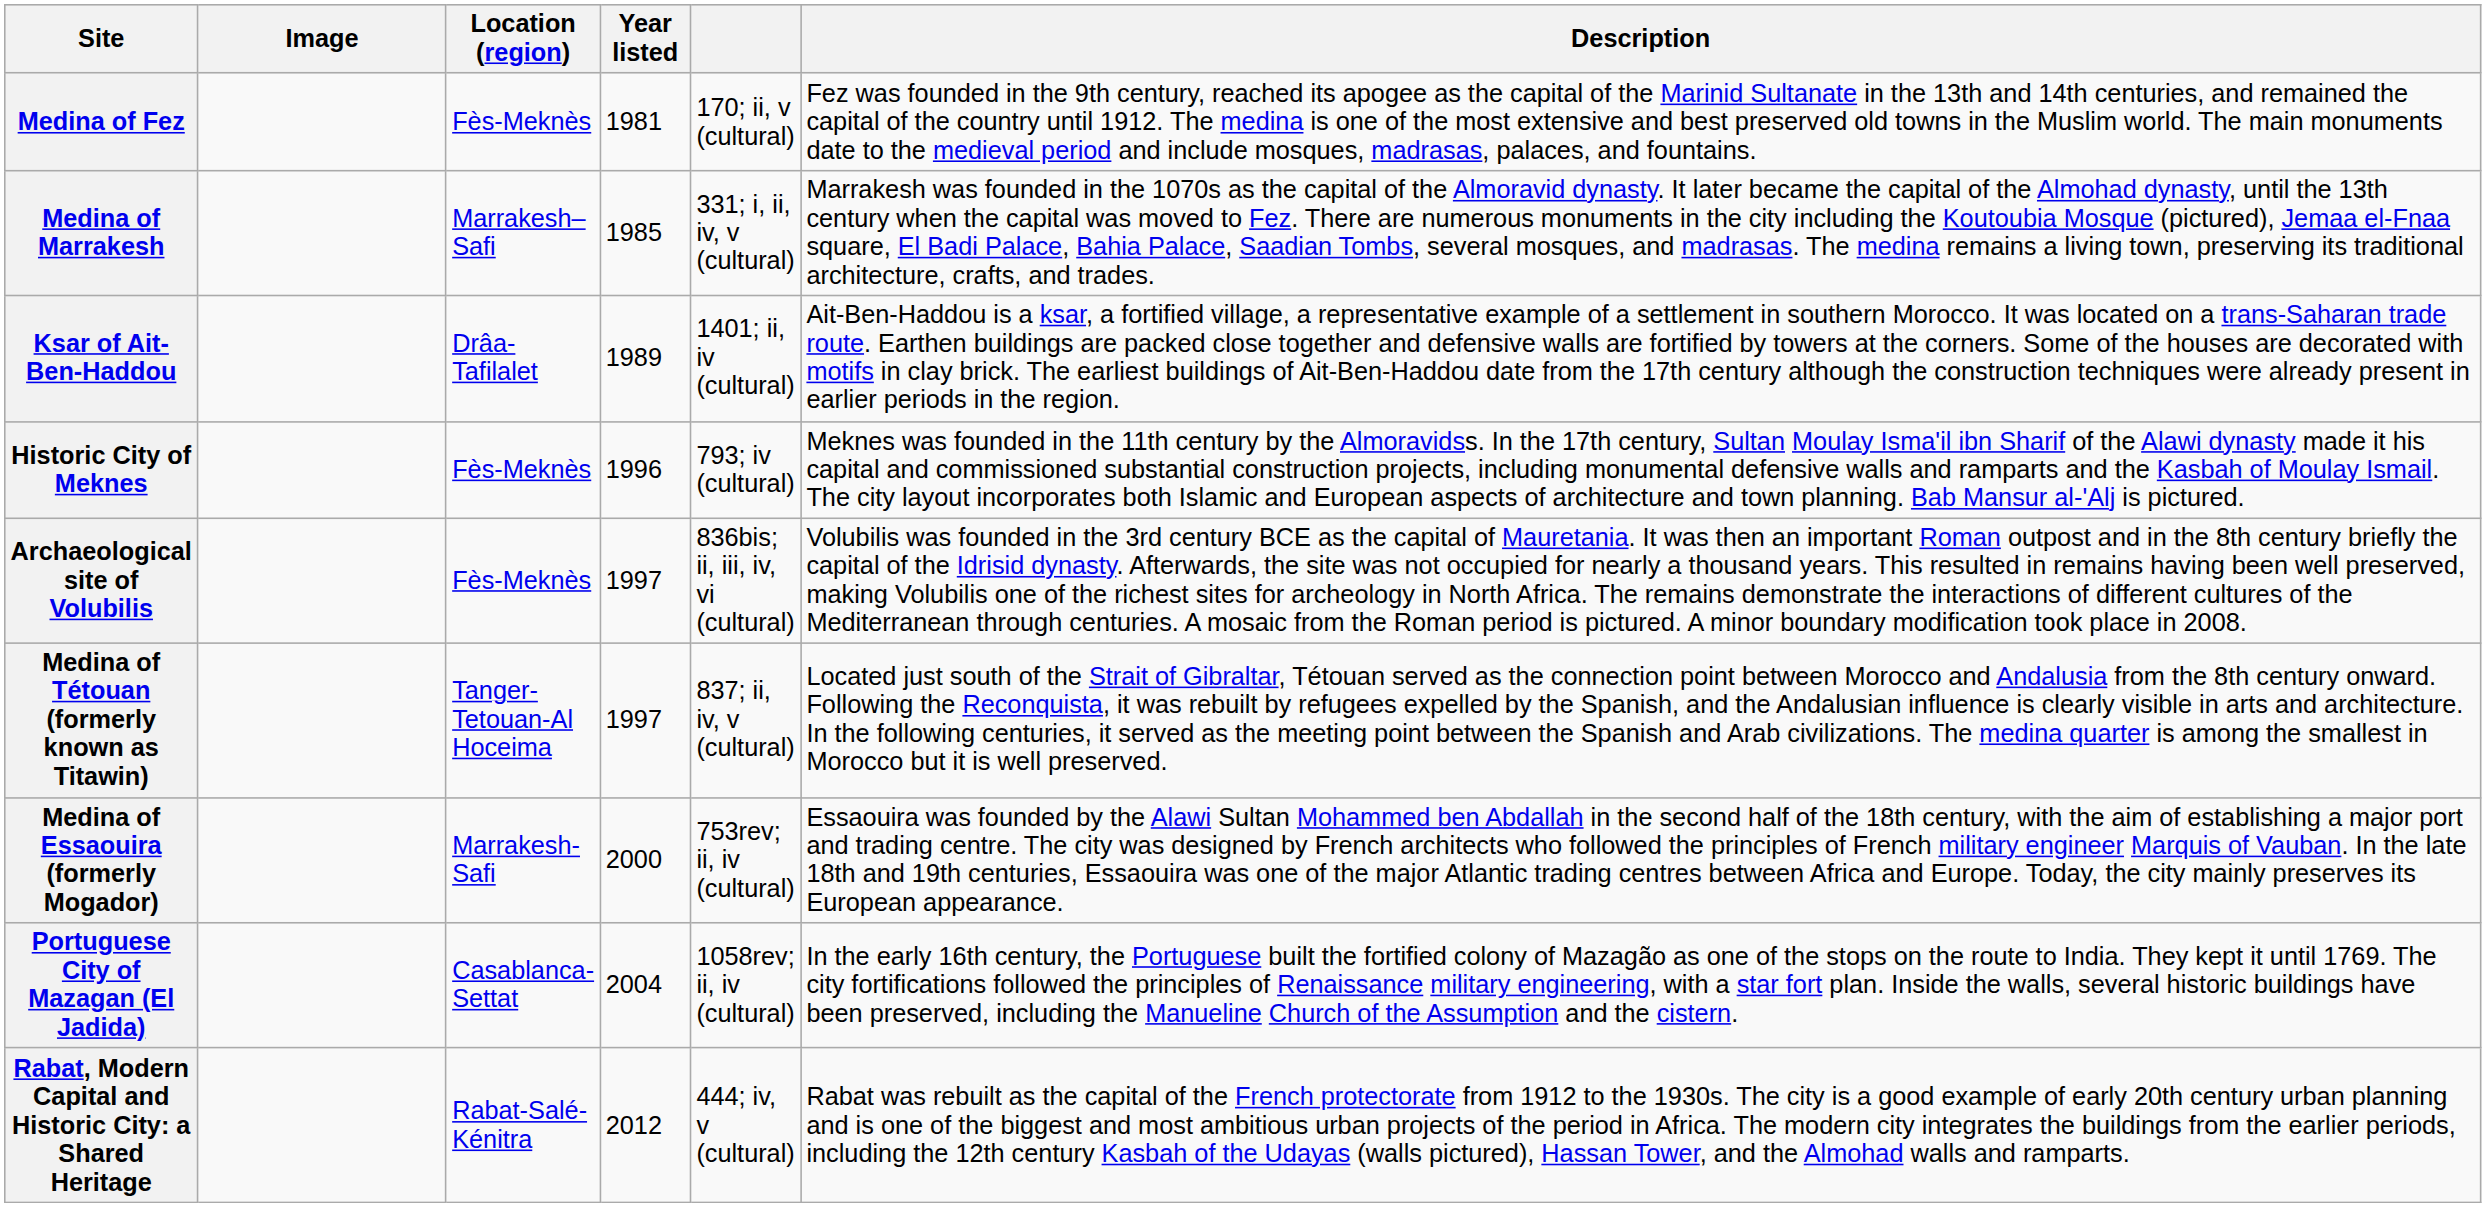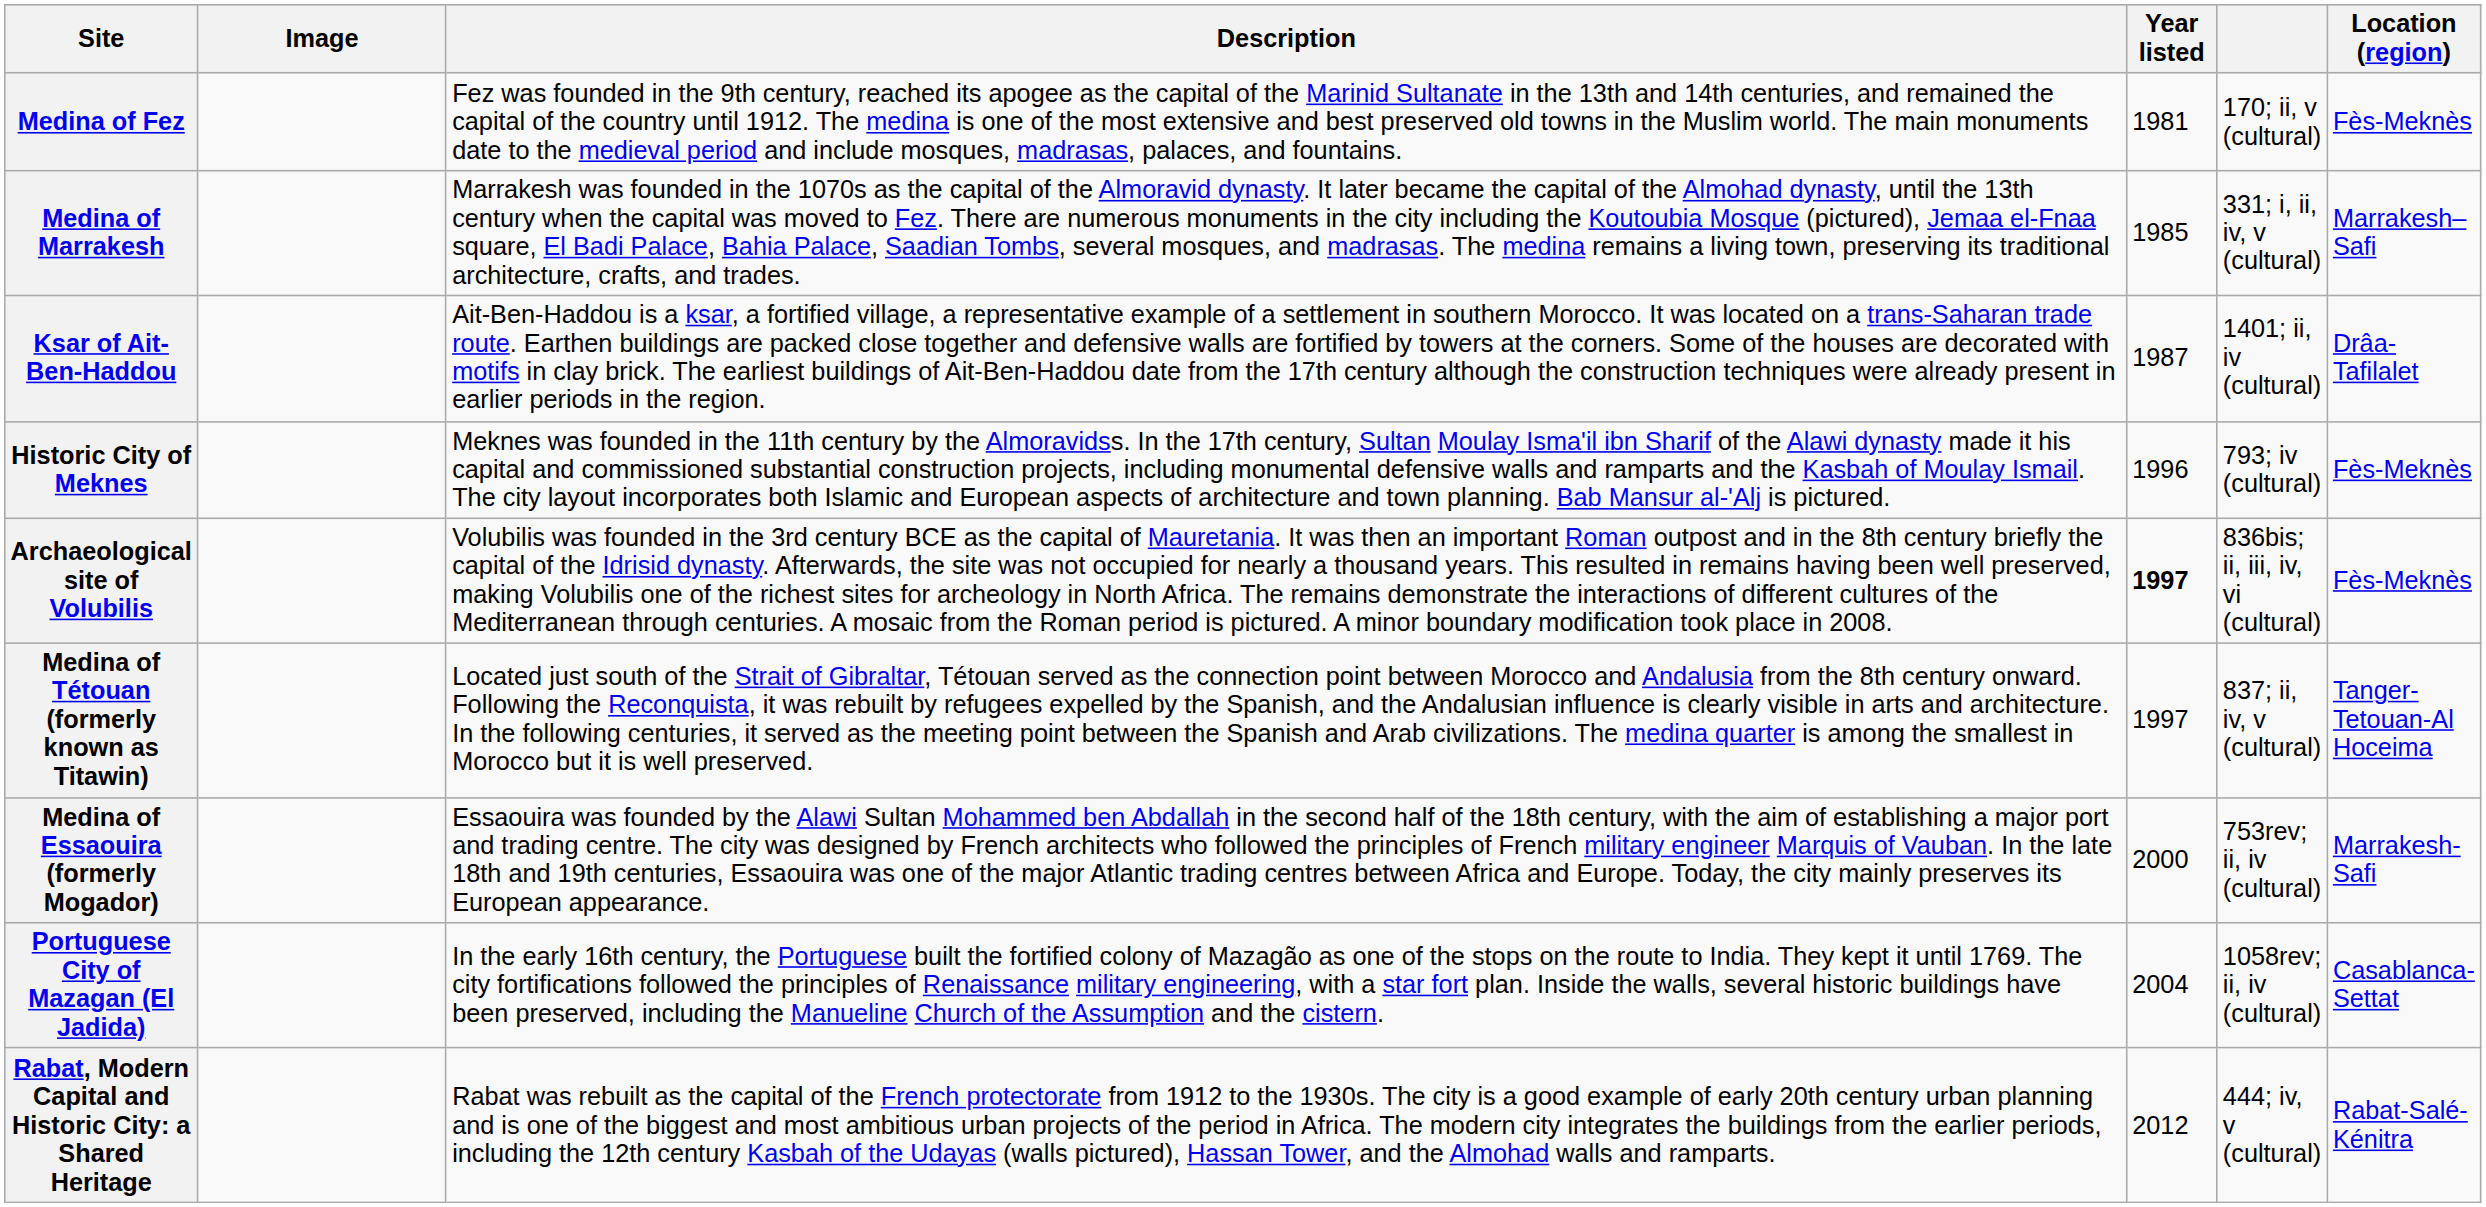columns swapped: (523, 38) <-> (1641, 38)
(634, 358) 1989 -> (2160, 358) 1987
(634, 580) normal -> (2160, 580) bold
